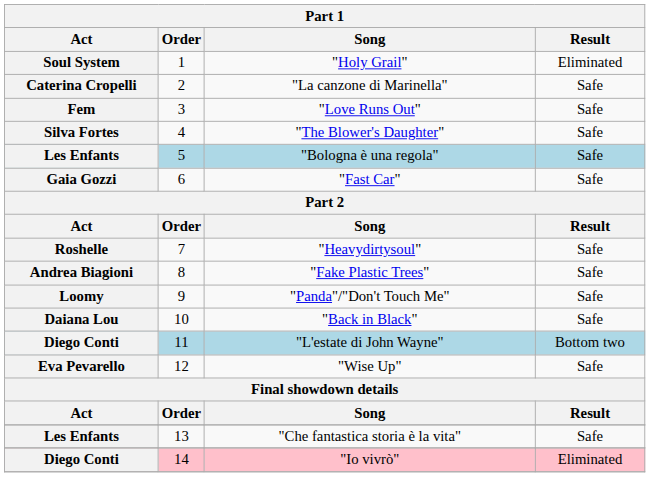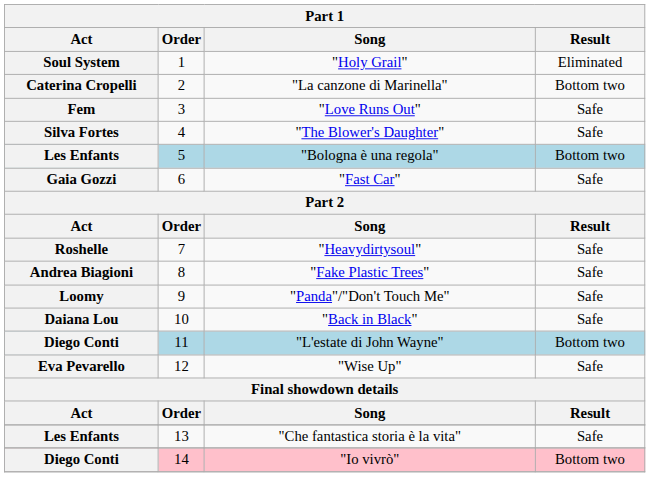(590, 86) Safe -> (590, 86) Bottom two
(590, 156) Safe -> (590, 156) Bottom two
(590, 459) Eliminated -> (590, 459) Bottom two
